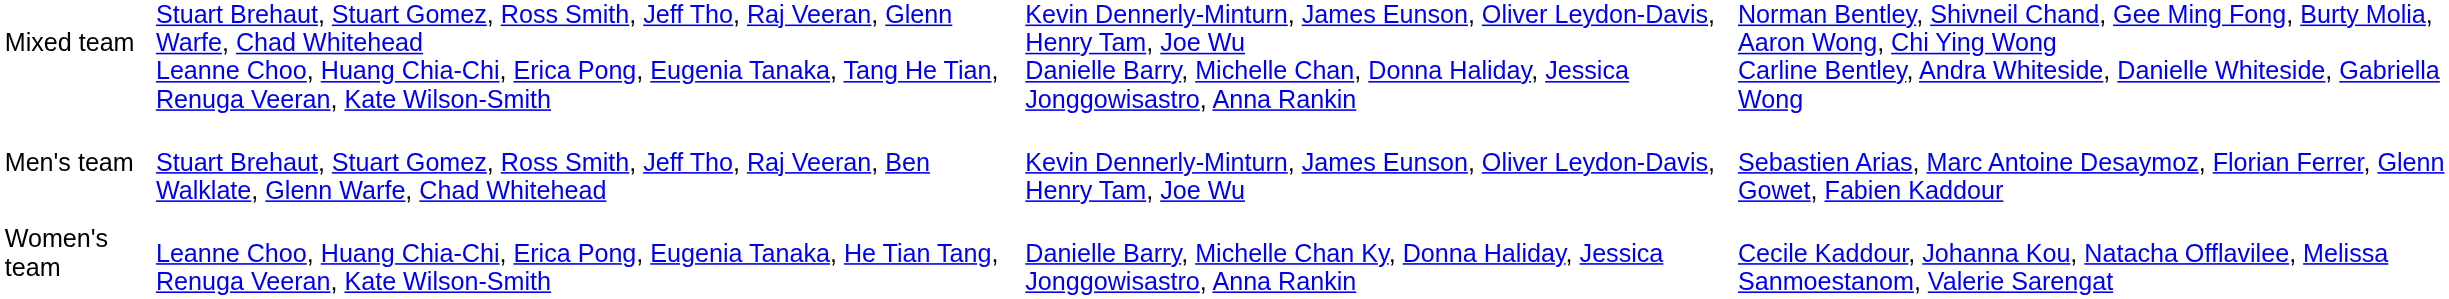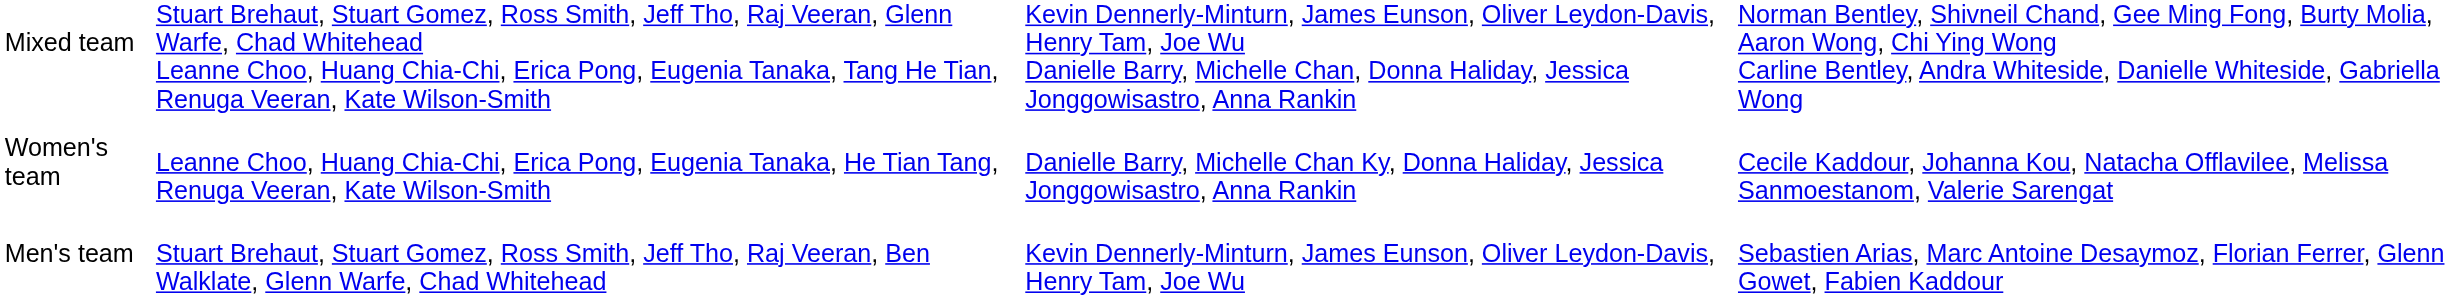rows swapped: (69, 162) <-> (56, 253)
